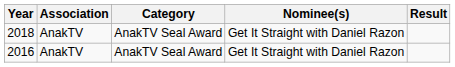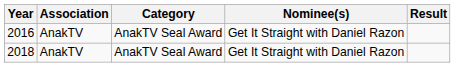rows swapped: (21, 52) <-> (21, 33)
